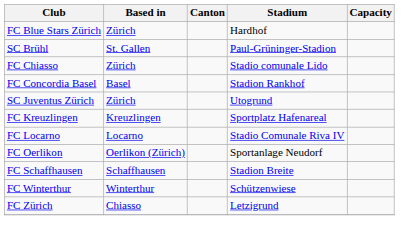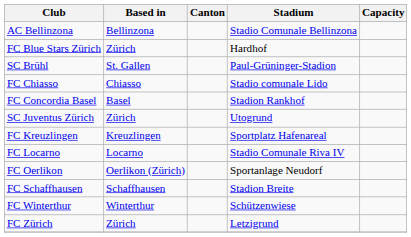+ row: (40, 30)
(121, 65) Zürich -> (124, 83) Chiasso
(124, 205) Chiasso -> (121, 223) Zürich
